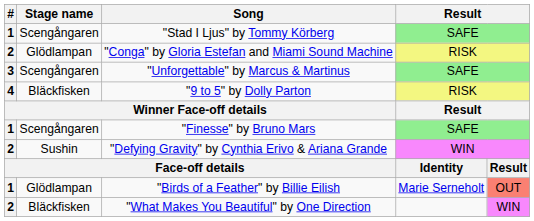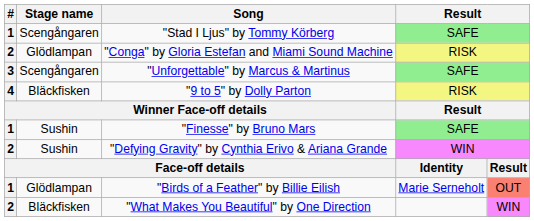(59, 129) Scengångaren -> (59, 129) Sushin
